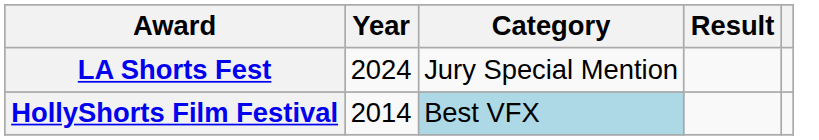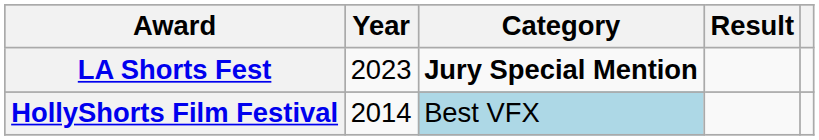(381, 69) 2024 -> (381, 69) 2023
(551, 69) normal -> (561, 69) bold
